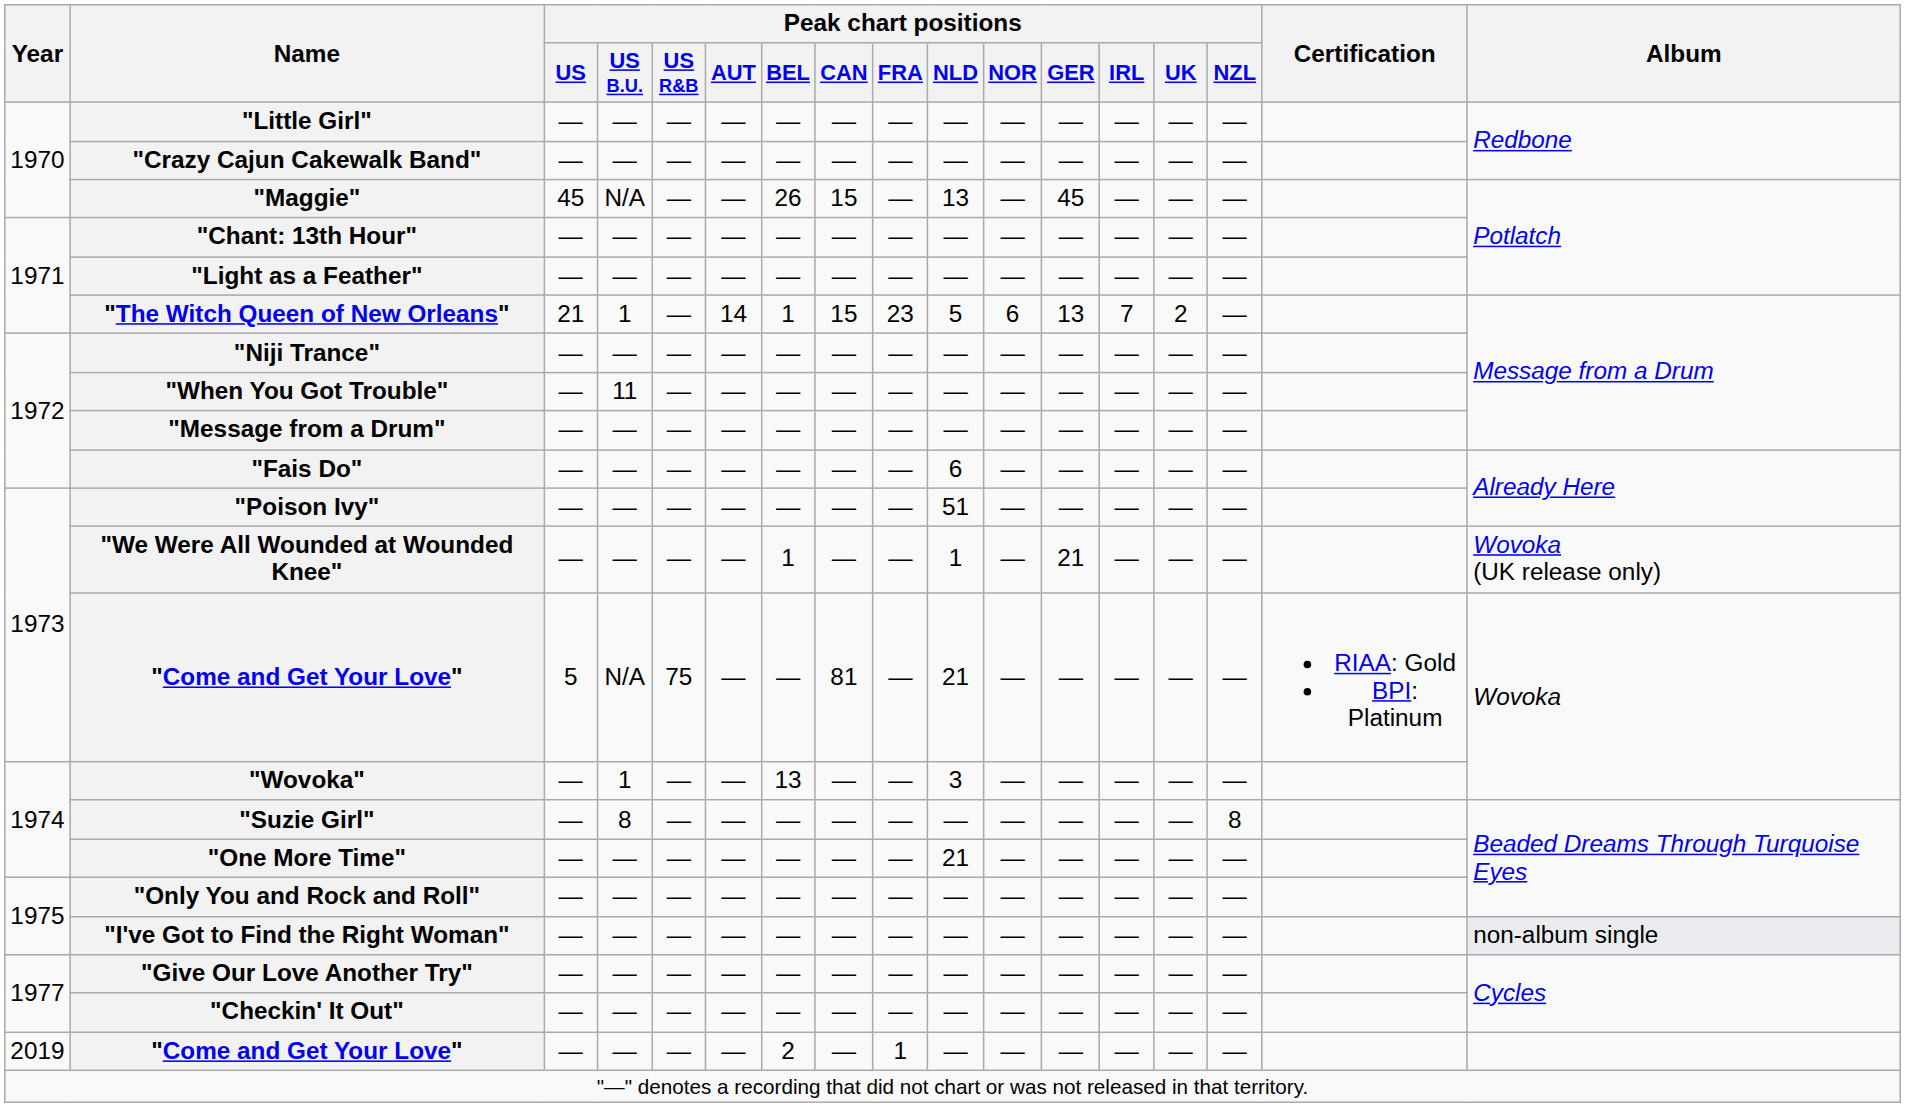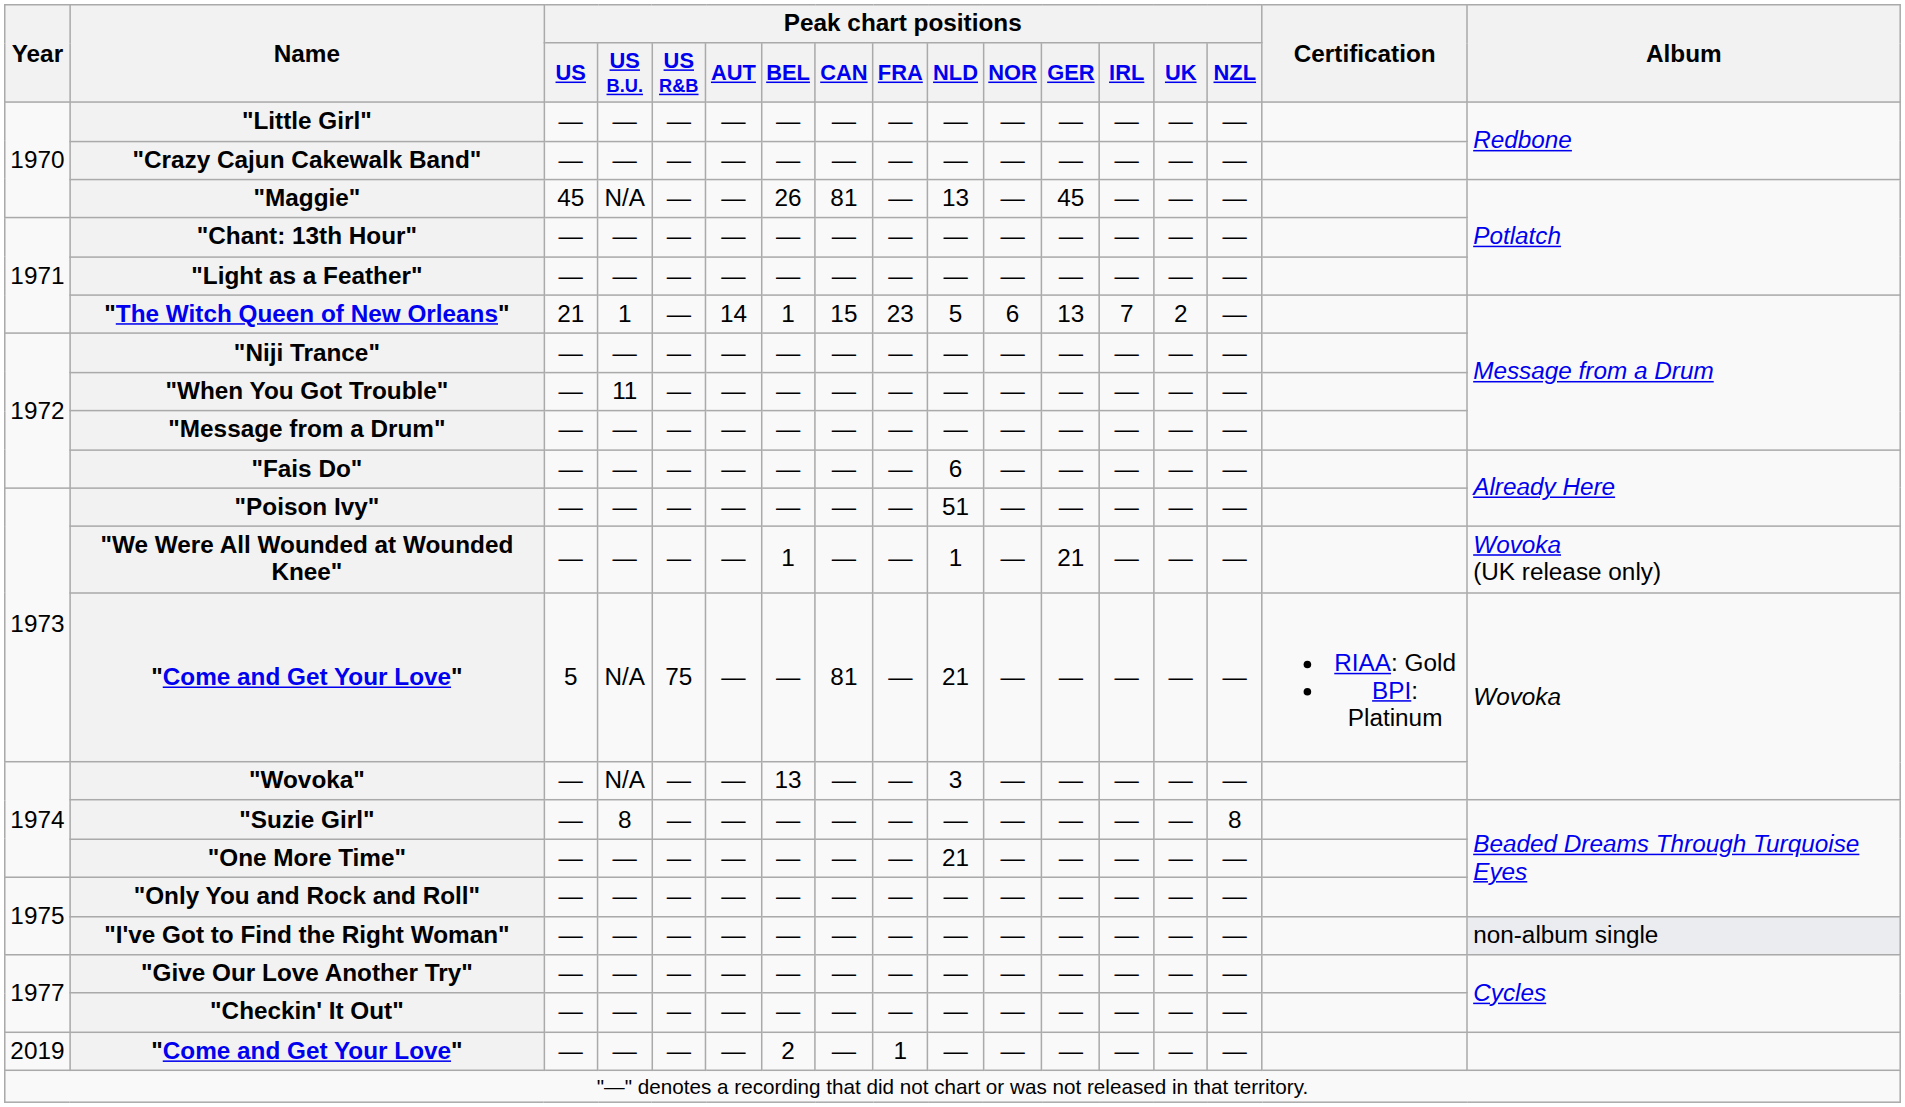(844, 198) 15 -> (844, 198) 81
(625, 780) 1 -> (625, 780) N/A
